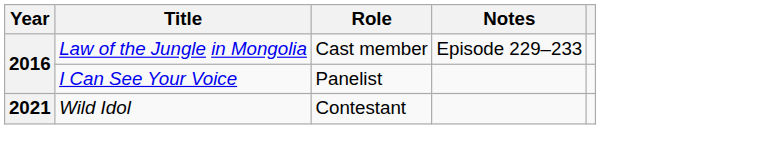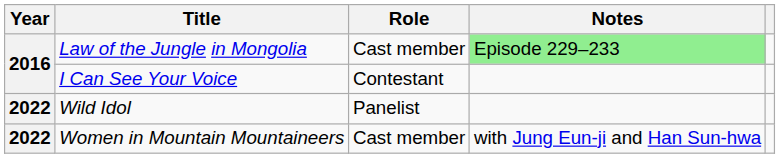(509, 49) no background -> (547, 49) lightgreen background
(349, 78) Panelist -> (398, 78) Contestant
(30, 108) 2021 -> (30, 108) 2022
(361, 108) Contestant -> (386, 108) Panelist
+ row: (202, 138)
